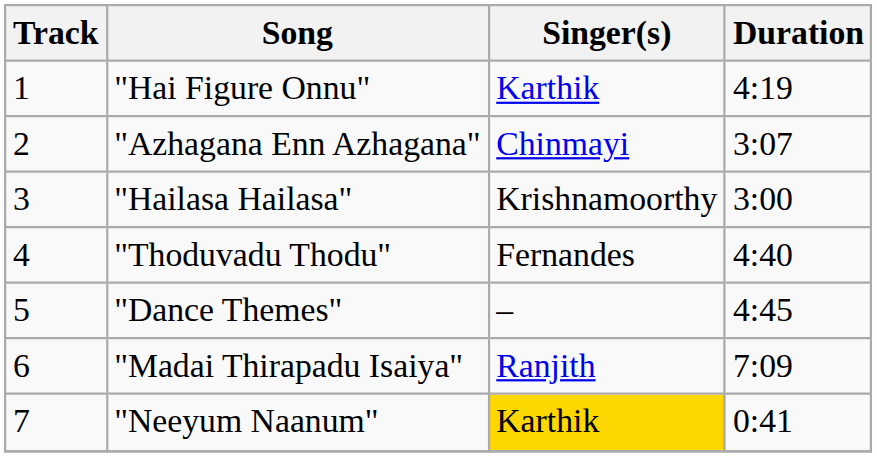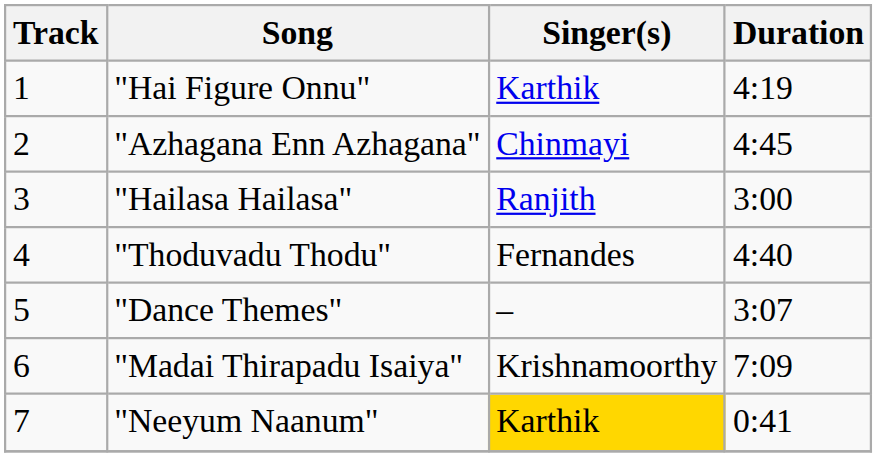(763, 143) 3:07 -> (763, 143) 4:45
(607, 199) Krishnamoorthy -> (546, 199) Ranjith
(763, 310) 4:45 -> (763, 310) 3:07
(546, 366) Ranjith -> (607, 366) Krishnamoorthy
